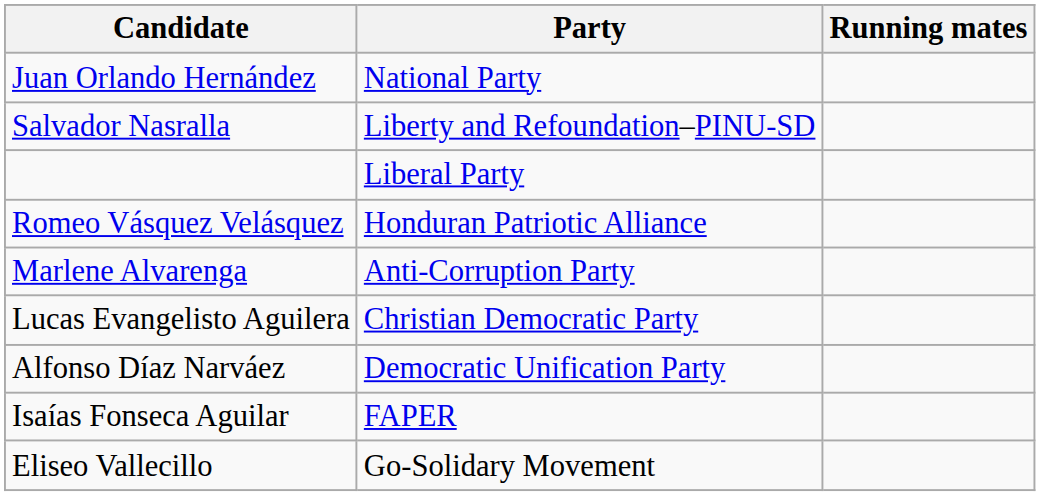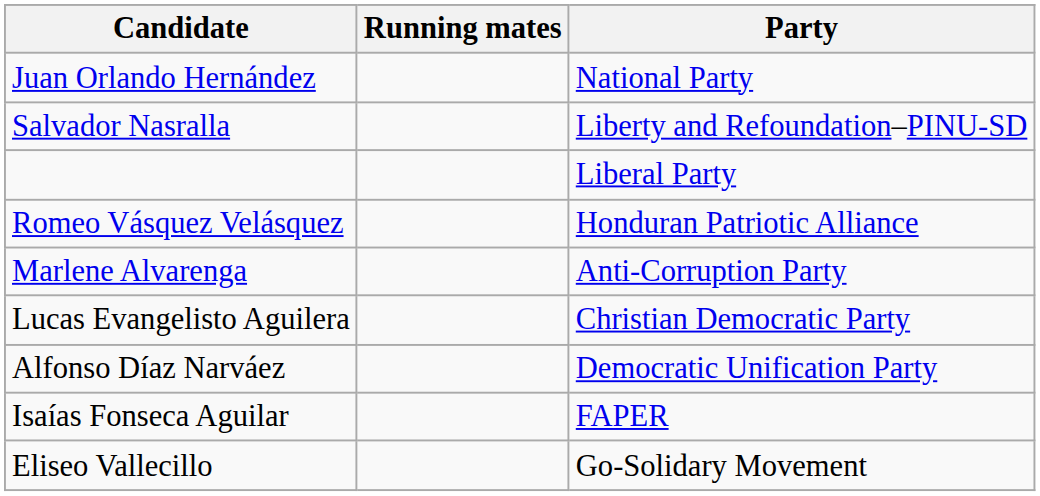columns swapped: (928, 28) <-> (590, 28)
